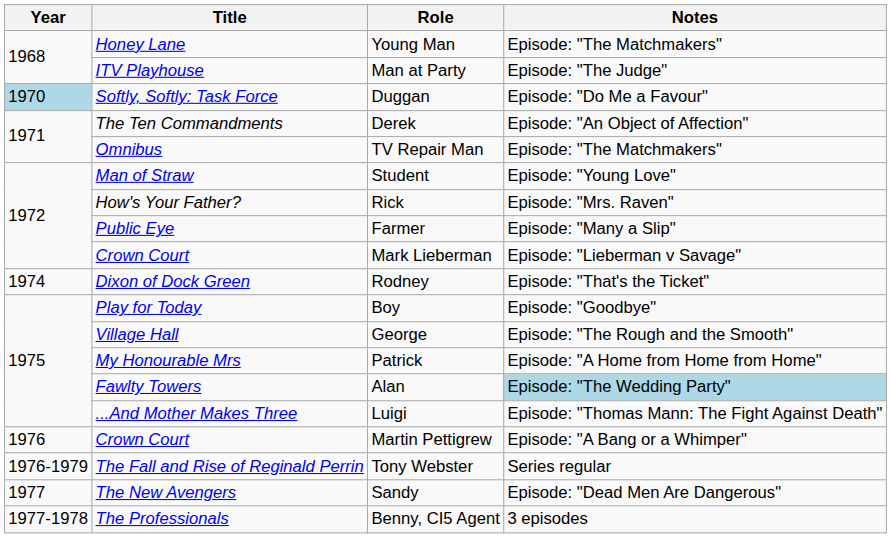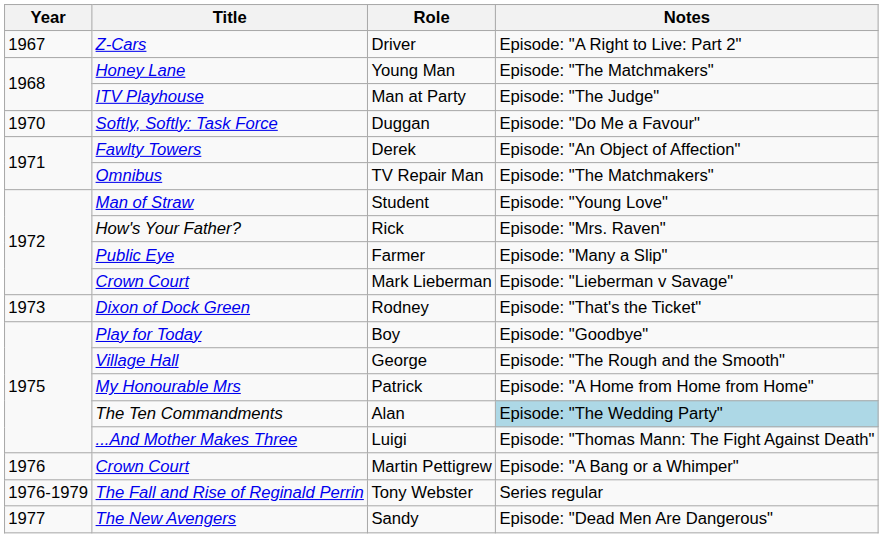+ row: (394, 44)
(27, 96) lightblue background -> (27, 123) no background
(189, 123) The Ten Commandments -> (148, 149) Fawlty Towers
(27, 281) 1974 -> (27, 307) 1973
(148, 387) Fawlty Towers -> (189, 413) The Ten Commandments
- row: (436, 519)
